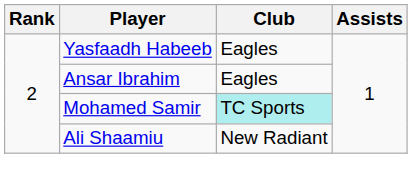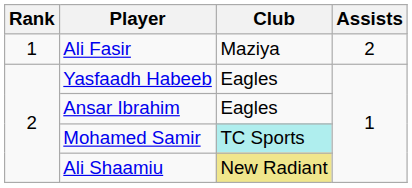+ row: (97, 49)
(274, 138) no background -> (274, 167) khaki background
